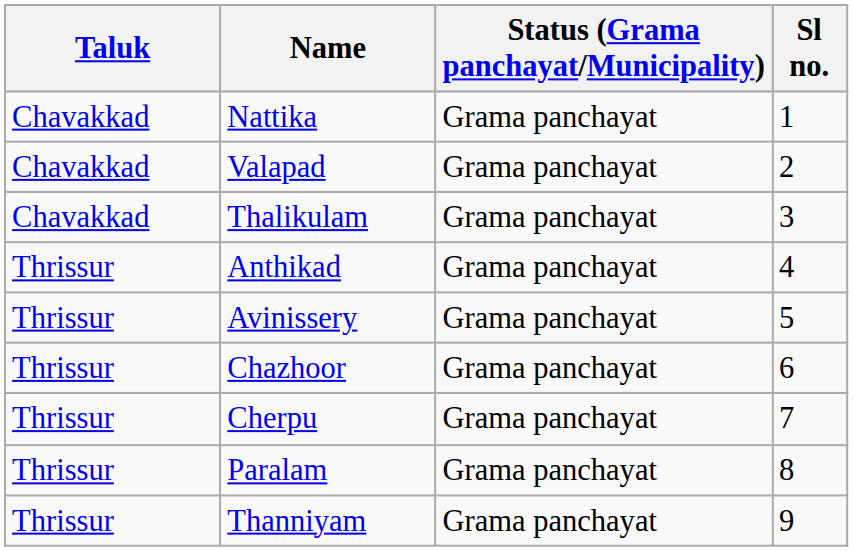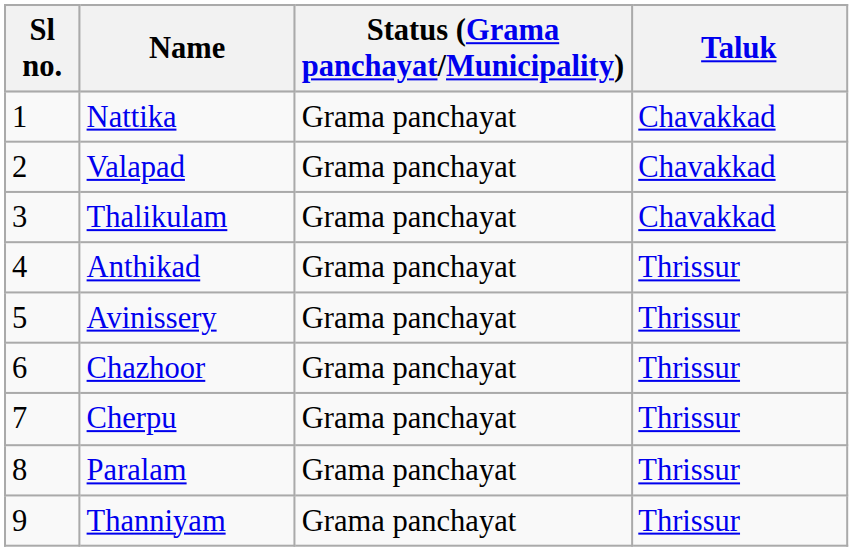columns swapped: (809, 47) <-> (113, 47)
